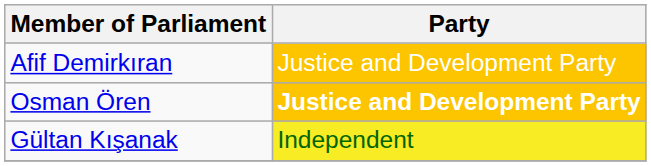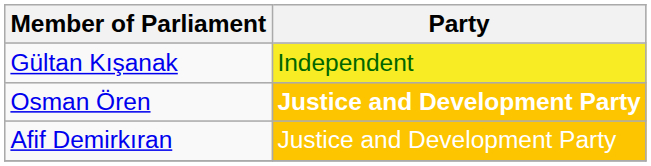rows swapped: (91, 62) <-> (94, 140)
